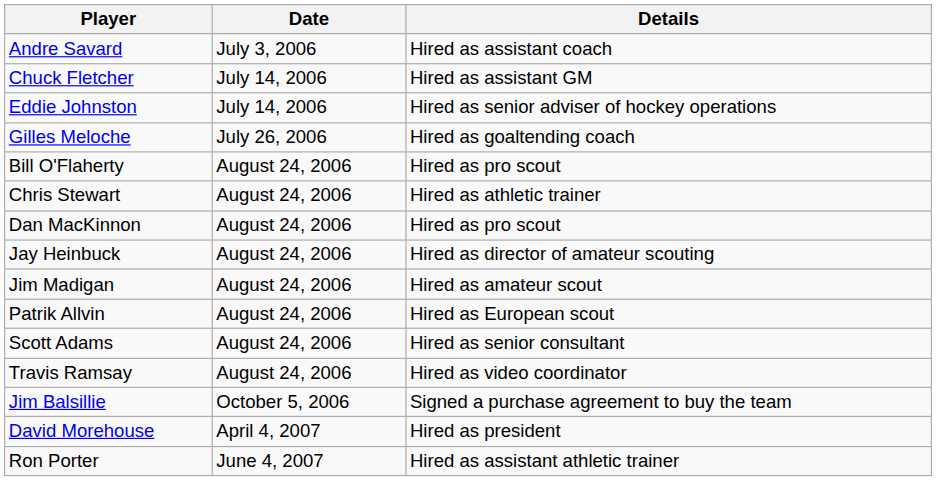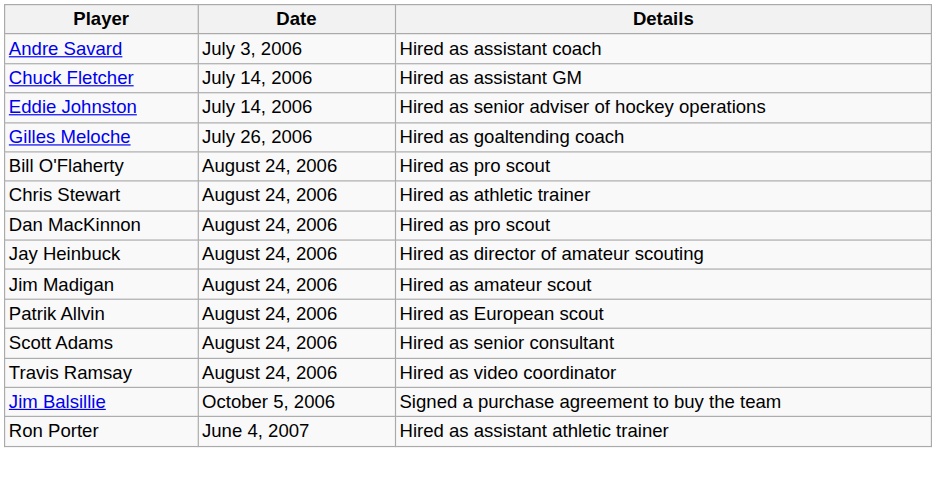- row: (82, 431)
